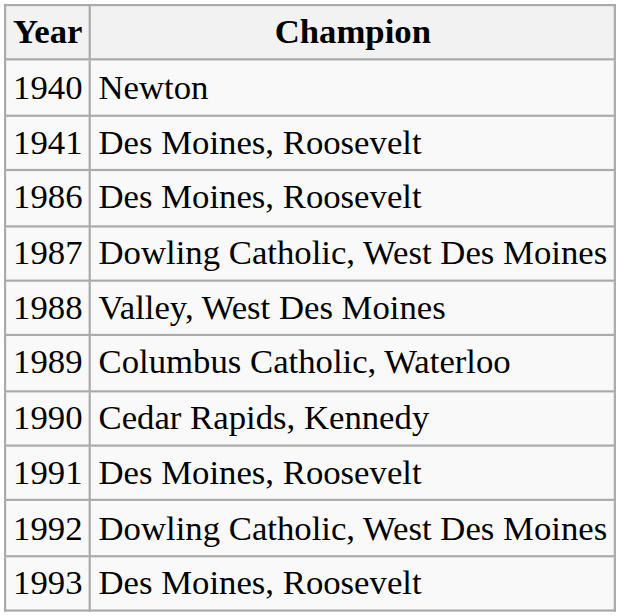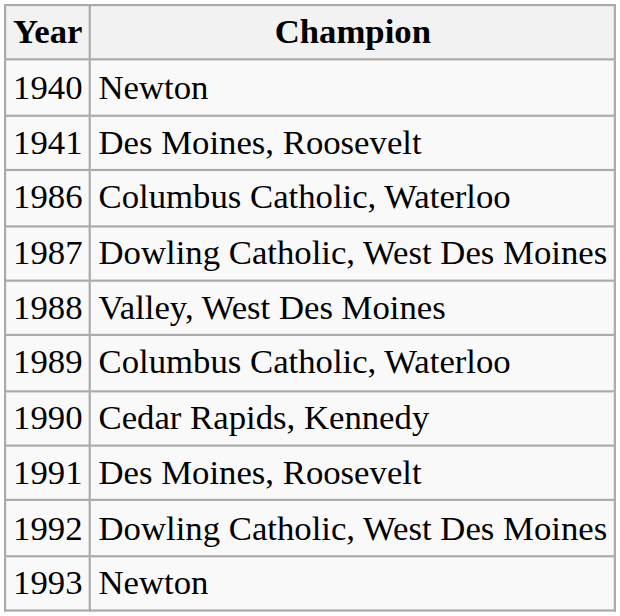(260, 197) Des Moines, Roosevelt -> (305, 197) Columbus Catholic, Waterloo
(260, 582) Des Moines, Roosevelt -> (153, 582) Newton
